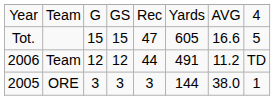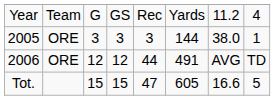(226, 15) AVG -> (226, 15) 11.2
rows swapped: (24, 83) <-> (24, 38)
(63, 60) Team -> (63, 60) ORE
(226, 60) 11.2 -> (226, 60) AVG
